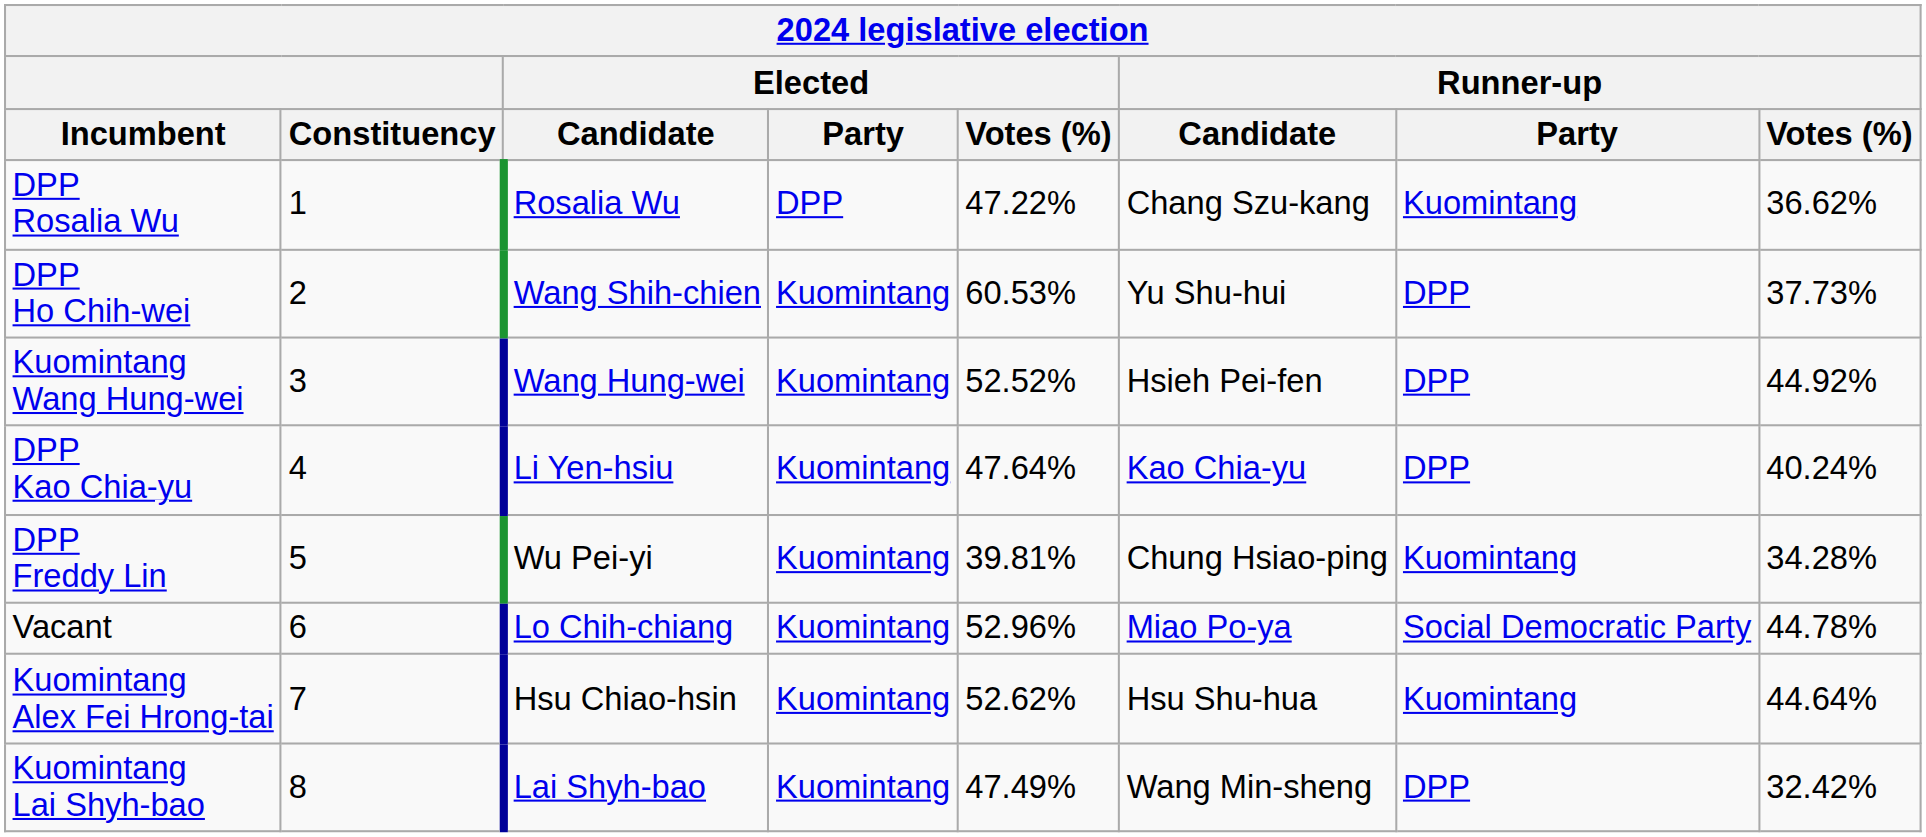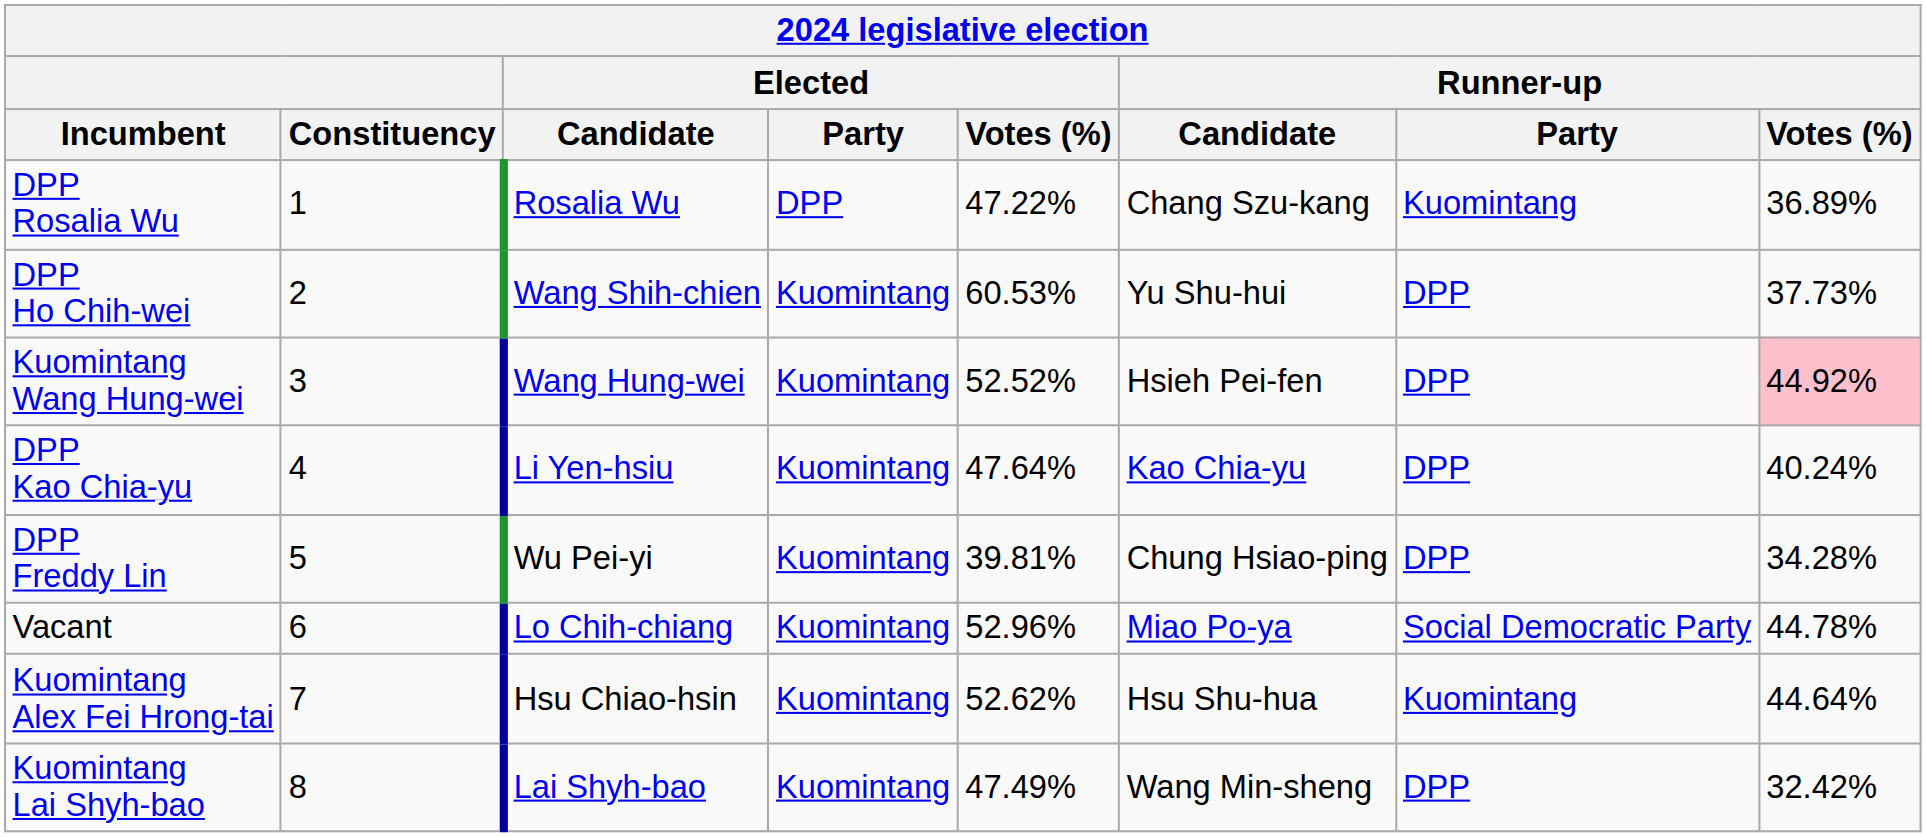(1822, 204) 36.62% -> (1822, 204) 36.89%
(1822, 381) no background -> (1822, 381) pink background
(1490, 557) Kuomintang -> (1437, 557) DPP
